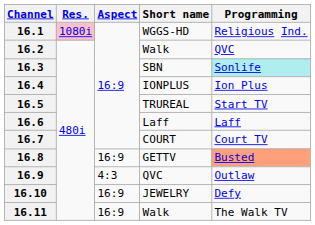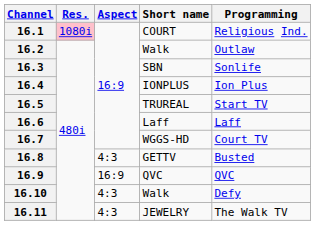(166, 31) WGGS-HD -> (159, 31) COURT
(224, 49) QVC -> (234, 49) Outlaw
(238, 67) paleturquoise background -> (238, 67) no background
(159, 139) COURT -> (166, 139) WGGS-HD
(111, 158) 16:9 -> (107, 158) 4:3
(234, 158) lightsalmon background -> (234, 158) no background
(107, 176) 4:3 -> (111, 176) 16:9
(234, 176) Outlaw -> (224, 176) QVC
(111, 194) 16:9 -> (107, 194) 4:3
(166, 194) JEWELRY -> (156, 194) Walk
(111, 212) 16:9 -> (107, 212) 4:3
(156, 212) Walk -> (166, 212) JEWELRY
